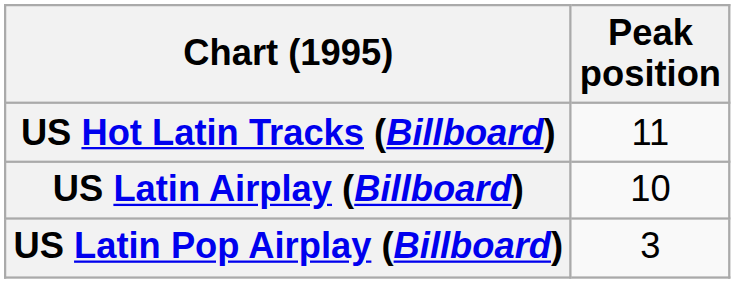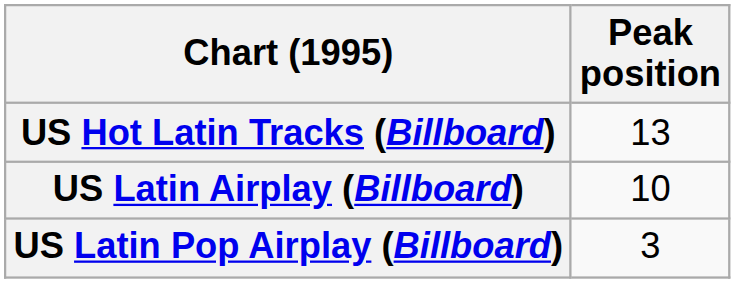(650, 131) 11 -> (650, 131) 13
